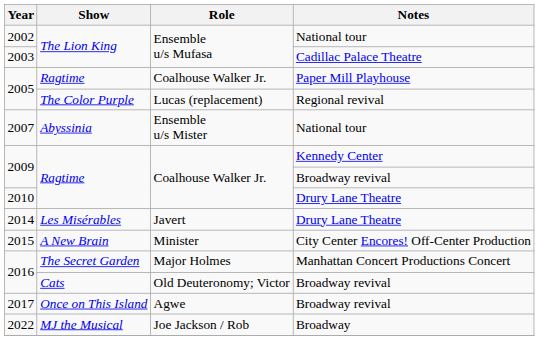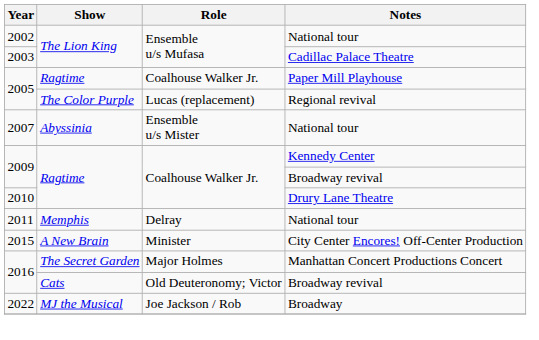+ row: (21, 219)
- row: (21, 219)
- row: (21, 303)
